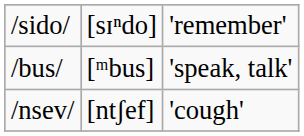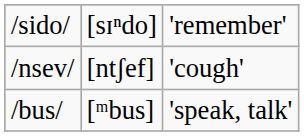rows swapped: (37, 67) <-> (43, 109)
